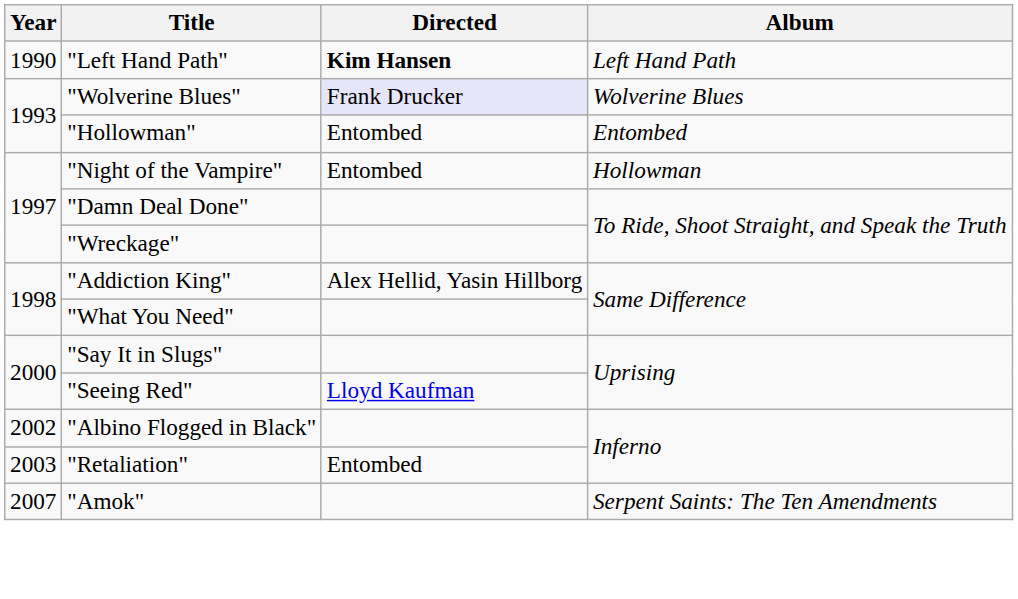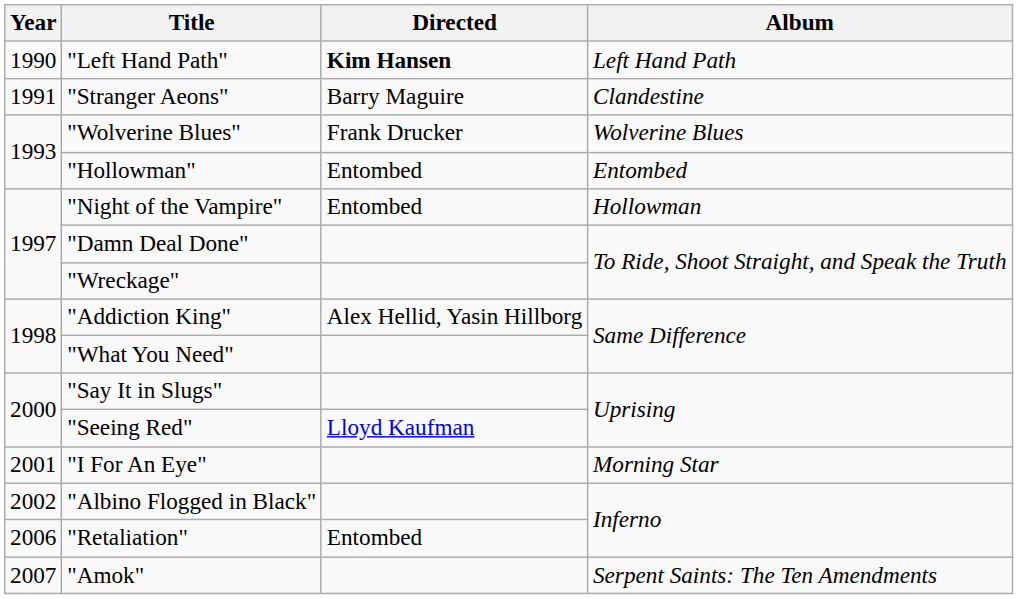+ row: (148, 96)
(395, 96) lavender background -> (395, 133) no background
+ row: (137, 464)
(33, 464) 2003 -> (33, 538) 2006
